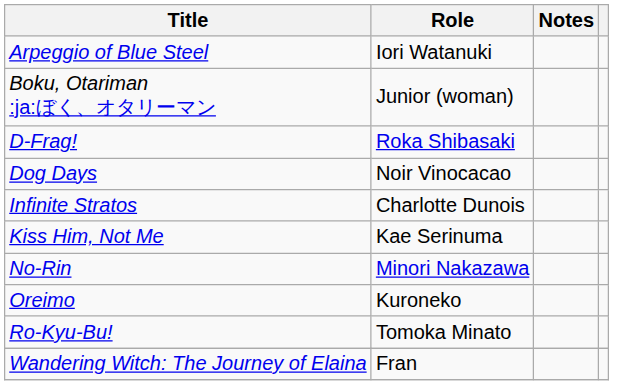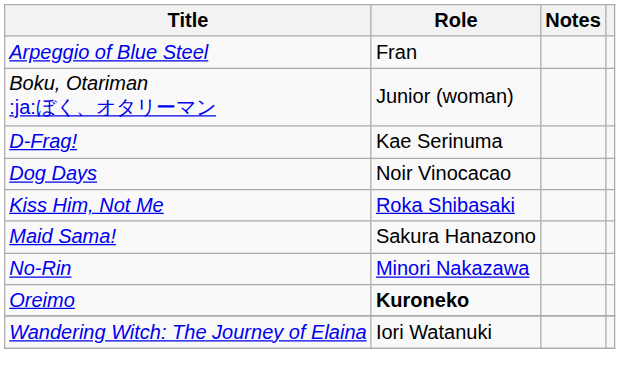(434, 52) Iori Watanuki -> (396, 52) Fran
(445, 141) Roka Shibasaki -> (439, 141) Kae Serinuma
- row: (73, 205)
(439, 236) Kae Serinuma -> (445, 205) Roka Shibasaki
+ row: (63, 236)
(419, 300) normal -> (423, 300) bold
- row: (61, 332)
(396, 363) Fran -> (434, 332) Iori Watanuki
